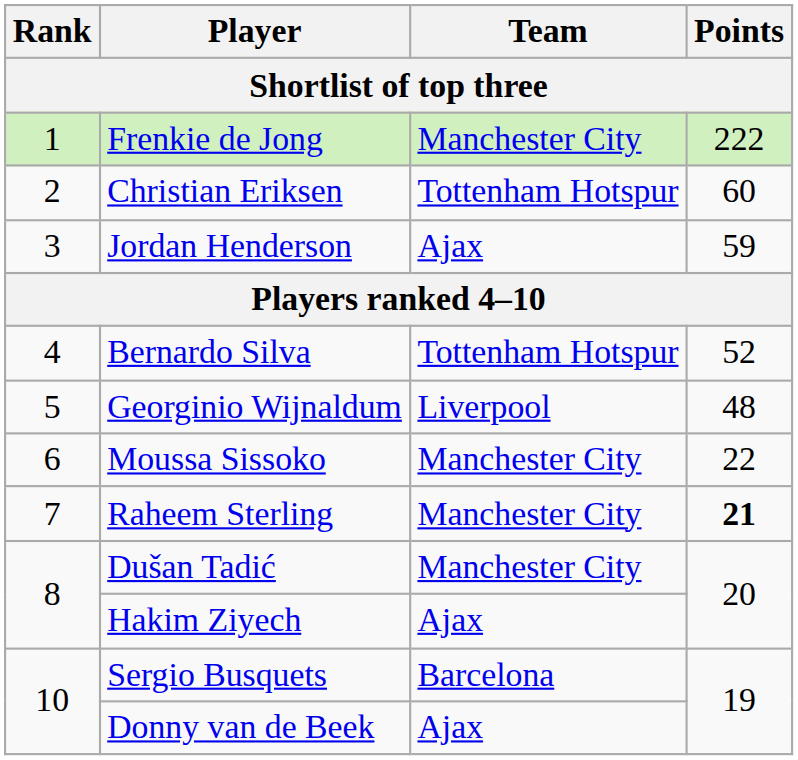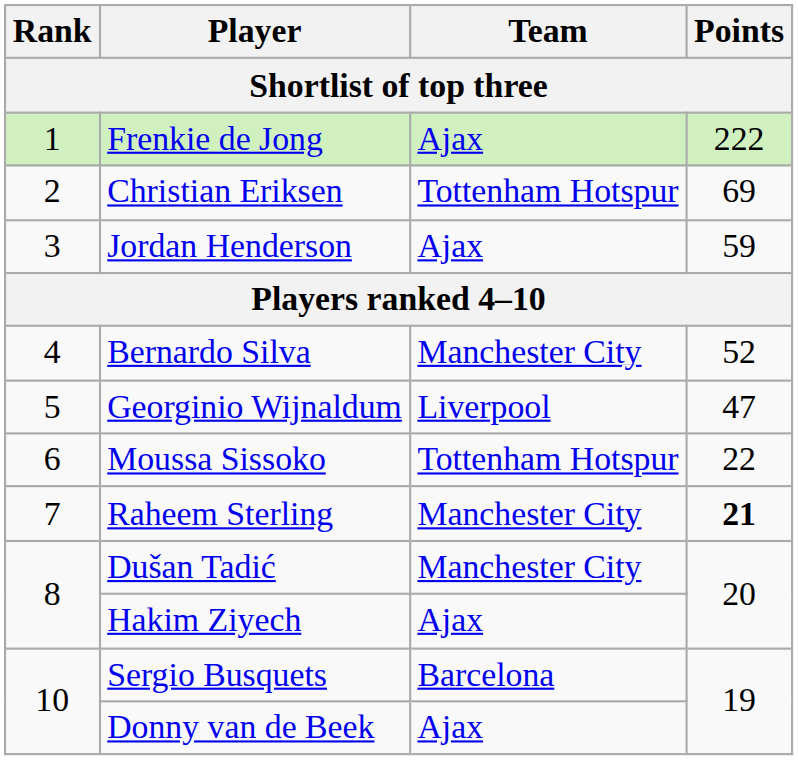(529, 138) Manchester City -> (450, 138) Ajax
(739, 191) 60 -> (739, 191) 69
(548, 352) Tottenham Hotspur -> (529, 352) Manchester City
(739, 406) 48 -> (739, 406) 47
(529, 459) Manchester City -> (548, 459) Tottenham Hotspur
